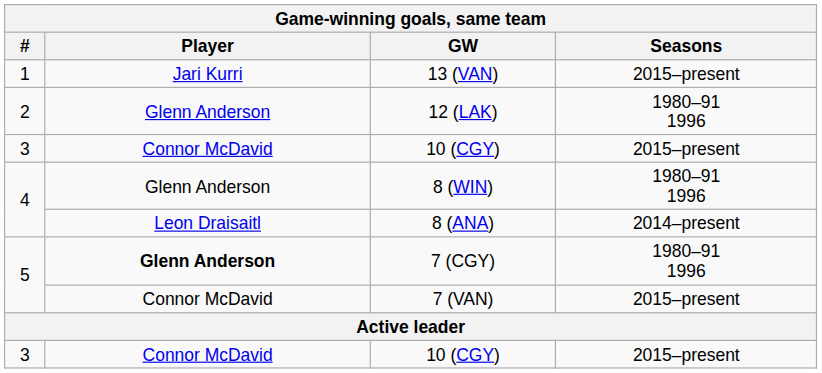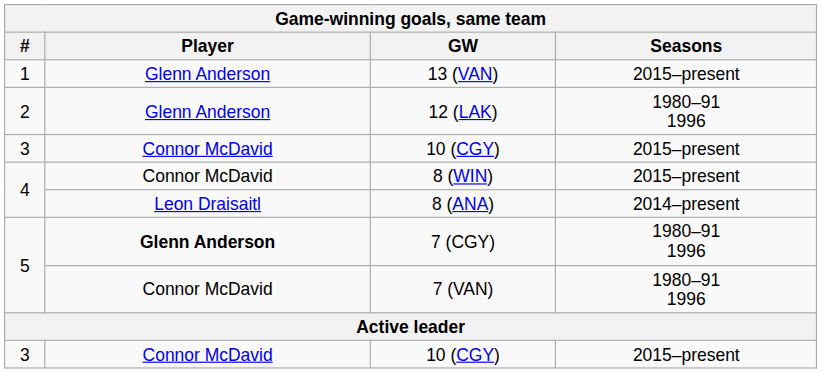(208, 74) Jari Kurri -> (208, 74) Glenn Anderson
(208, 186) Glenn Anderson -> (208, 177) Connor McDavid
(686, 186) 1980–91 1996 -> (686, 177) 2015–present
(686, 299) 2015–present -> (686, 289) 1980–91 1996
